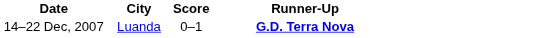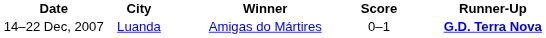+ column: (265, 8)
